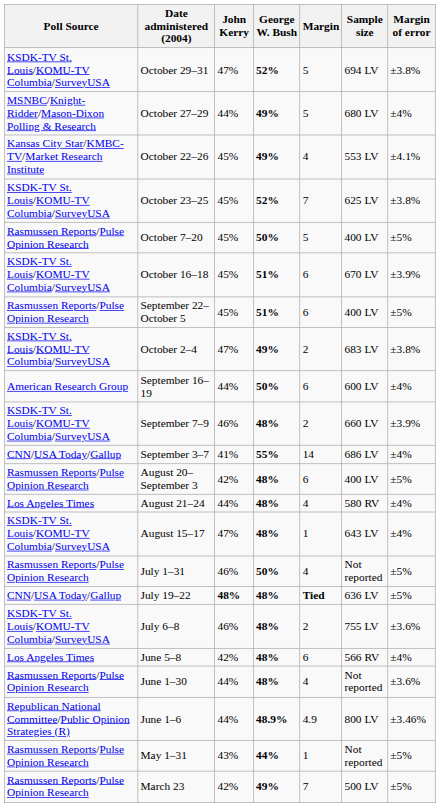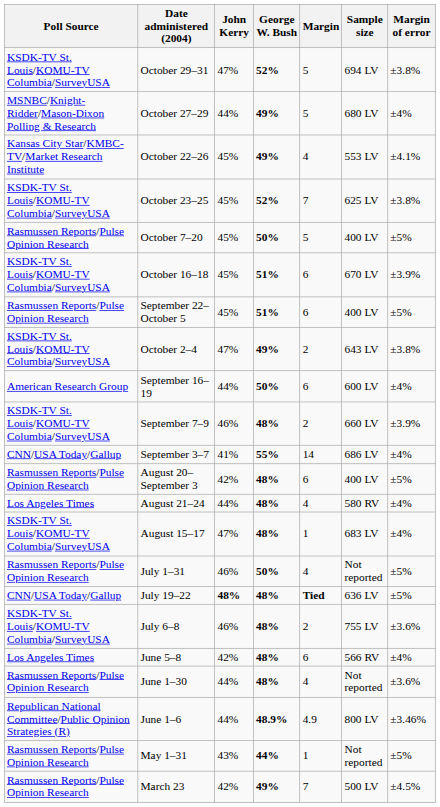(362, 349) 683 LV -> (362, 349) 643 LV
(362, 534) 643 LV -> (362, 534) 683 LV
(401, 786) ±5% -> (405, 786) ±4.5%
